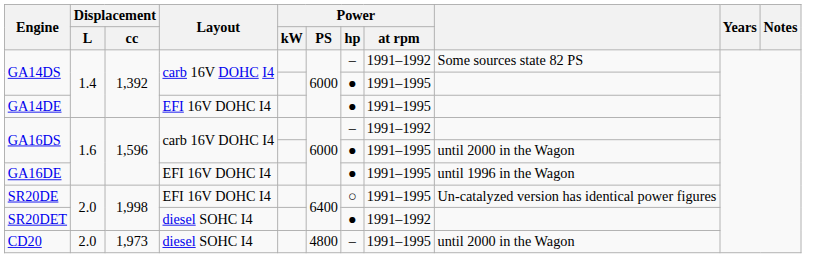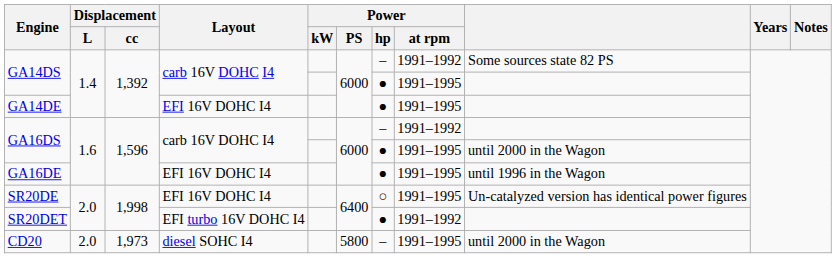(208, 219) diesel SOHC I4 -> (234, 219) EFI turbo 16V DOHC I4
(324, 241) 4800 -> (354, 241) 5800
